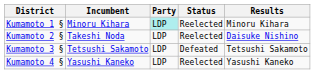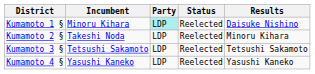(258, 24) Minoru Kihara -> (262, 24) Daisuke Nishino
(262, 37) Daisuke Nishino -> (258, 37) Minoru Kihara
(199, 50) Defeated -> (201, 50) Reelected
